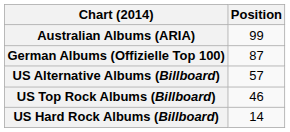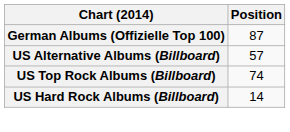- row: (116, 35)
(256, 96) 46 -> (256, 76) 74
